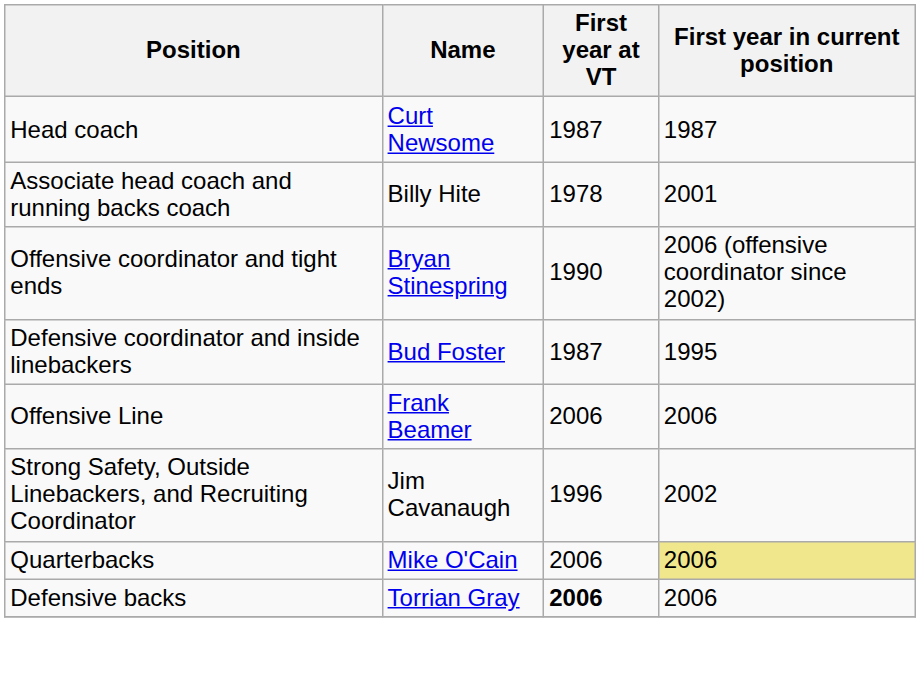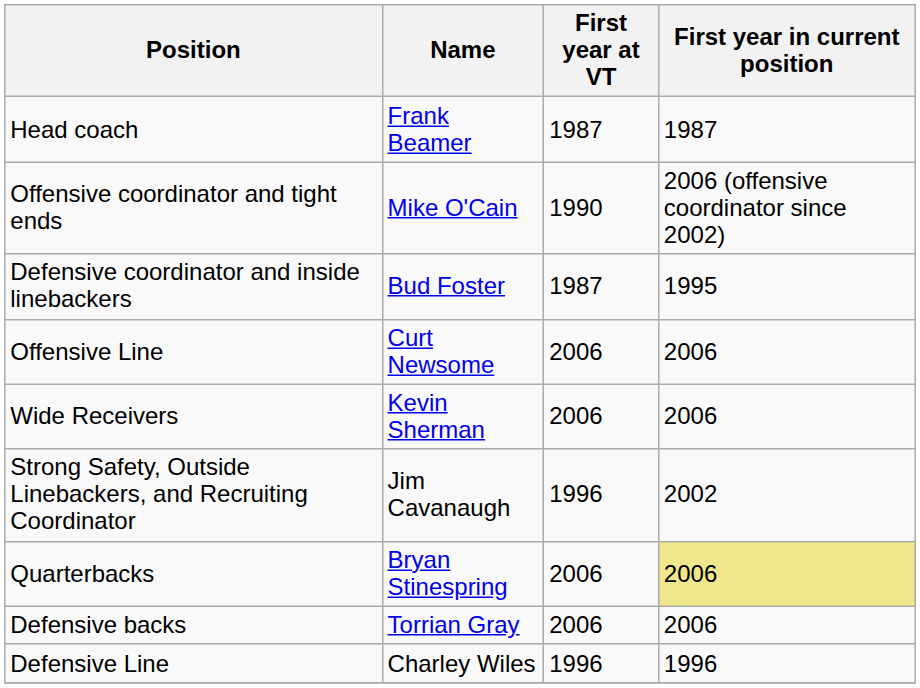(441, 129) Curt Newsome -> (430, 129) Frank Beamer
- row: (151, 194)
(448, 272) Bryan Stinespring -> (453, 207) Mike O'Cain
(430, 416) Frank Beamer -> (441, 351) Curt Newsome
+ row: (94, 416)
(453, 559) Mike O'Cain -> (448, 573) Bryan Stinespring
(576, 598) bold -> (576, 625) normal
+ row: (90, 663)
